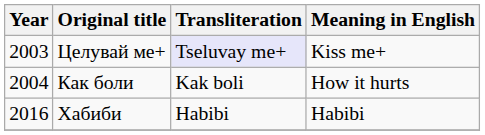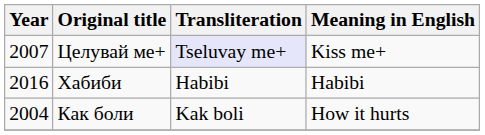(29, 51) 2003 -> (29, 51) 2007
rows swapped: (96, 82) <-> (90, 113)
